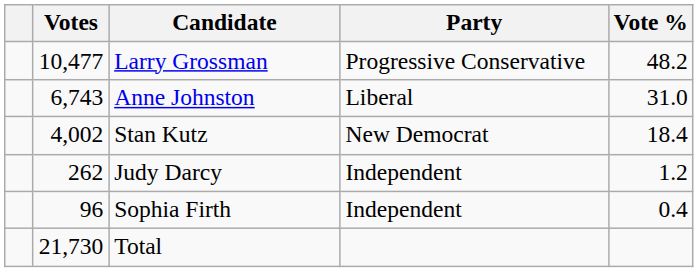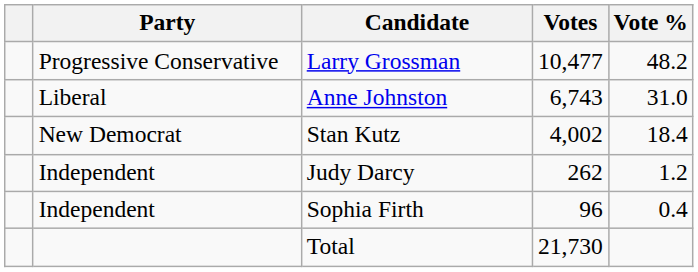columns swapped: (474, 23) <-> (71, 23)
